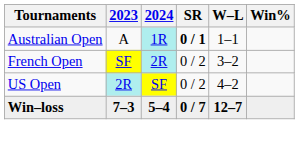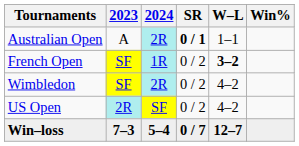(159, 38) 1R -> (159, 38) 2R
(159, 61) 2R -> (159, 61) 1R
(228, 61) normal -> (228, 61) bold
+ row: (41, 84)
